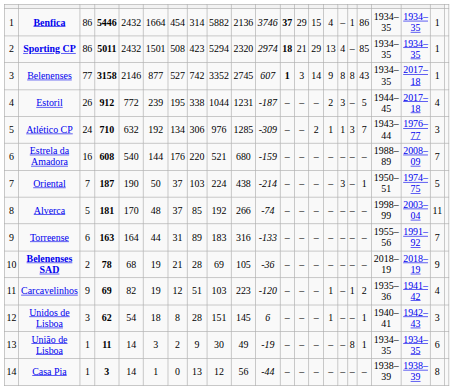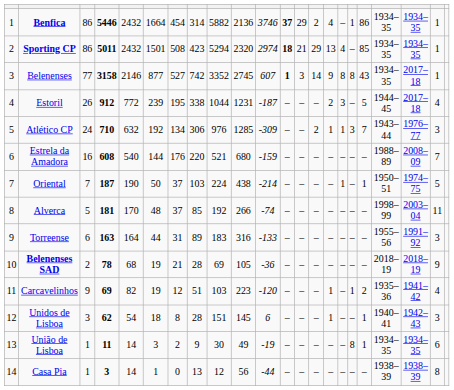(316, 22) 15 -> (316, 22) 2
(343, 183) 3 -> (343, 183) 1
(437, 237) 7 -> (437, 237) 3
